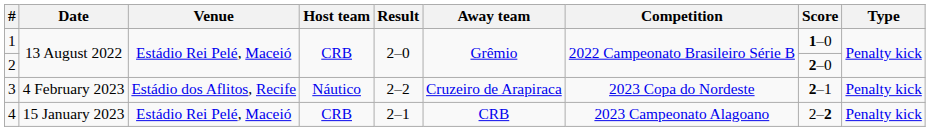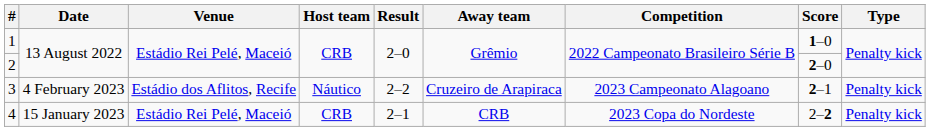(682, 89) 2023 Copa do Nordeste -> (682, 89) 2023 Campeonato Alagoano
(682, 114) 2023 Campeonato Alagoano -> (682, 114) 2023 Copa do Nordeste
